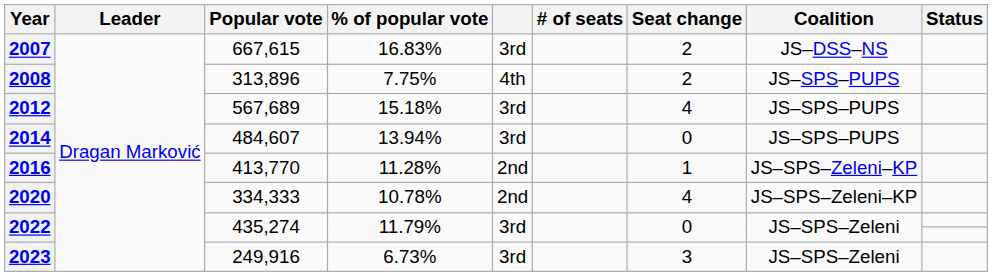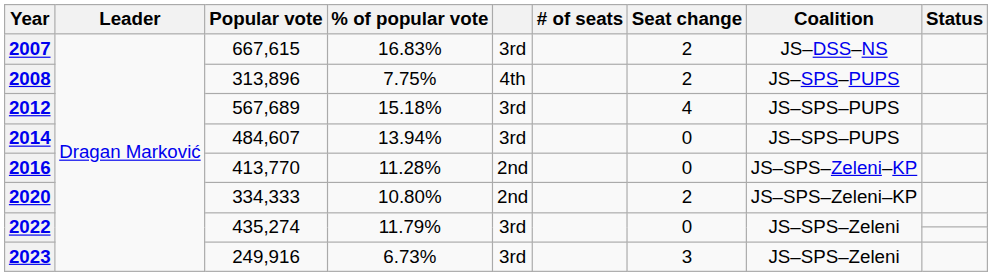(687, 167) 1 -> (687, 167) 0
(410, 197) 10.78% -> (410, 197) 10.80%
(687, 197) 4 -> (687, 197) 2
